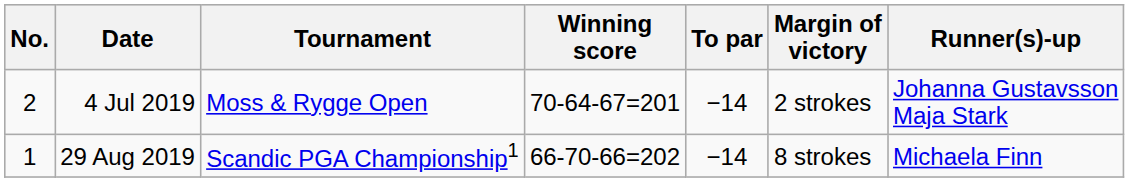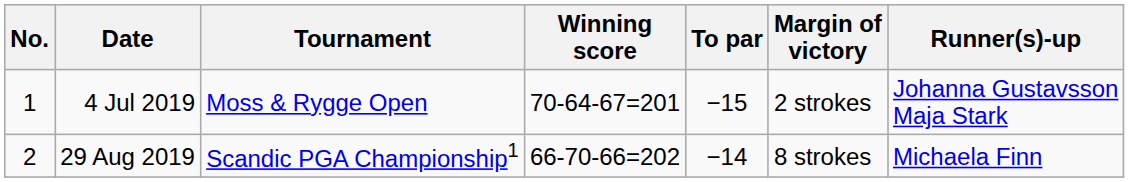(30, 102) 2 -> (30, 102) 1
(727, 102) −14 -> (727, 102) −15
(30, 156) 1 -> (30, 156) 2
